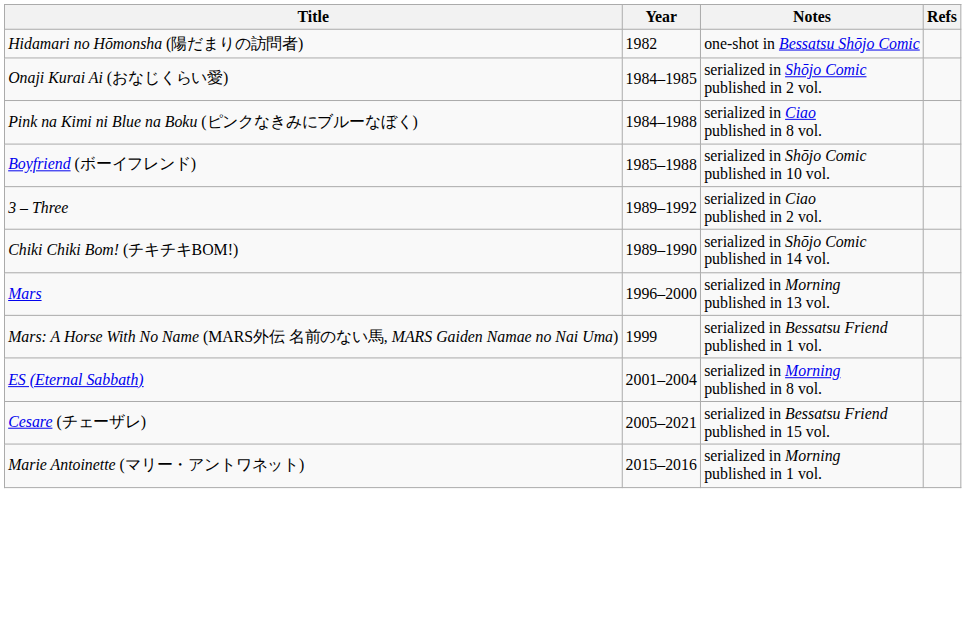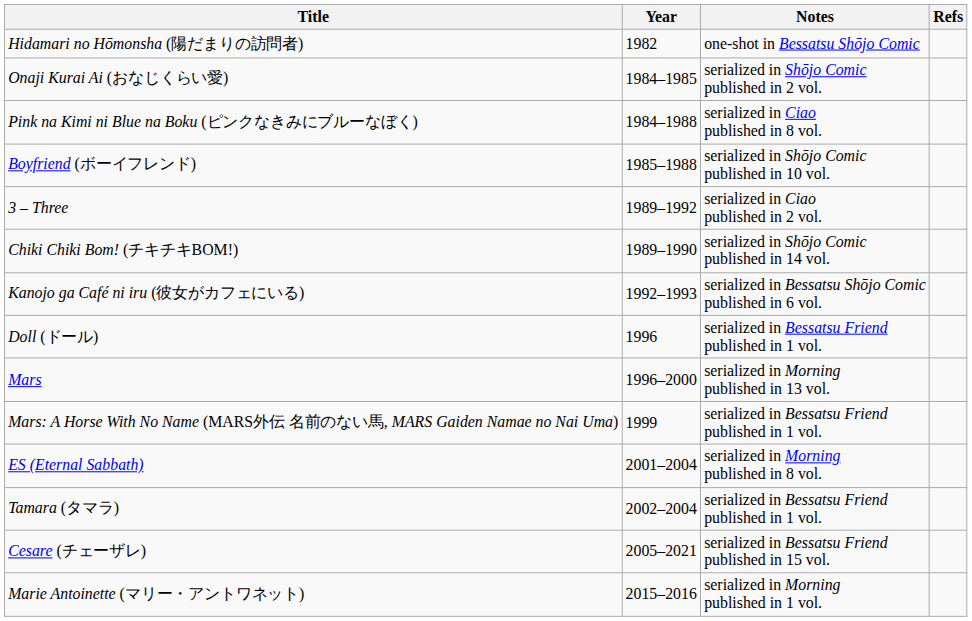+ row: (156, 293)
+ row: (53, 336)
+ row: (64, 508)
